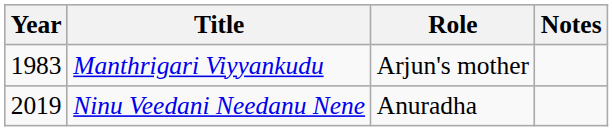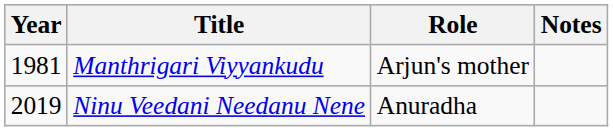(36, 65) 1983 -> (36, 65) 1981
